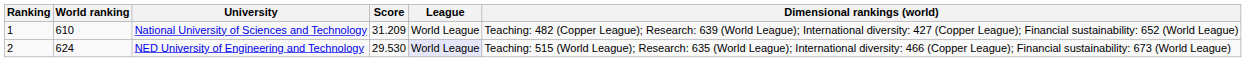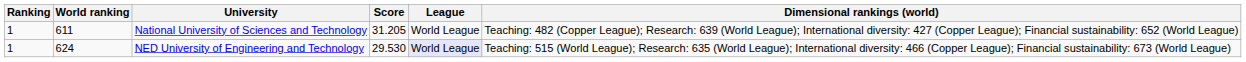(65, 30) 610 -> (64, 30) 611
(389, 30) 31.209 -> (389, 30) 31.205
(10, 48) 2 -> (10, 48) 1
